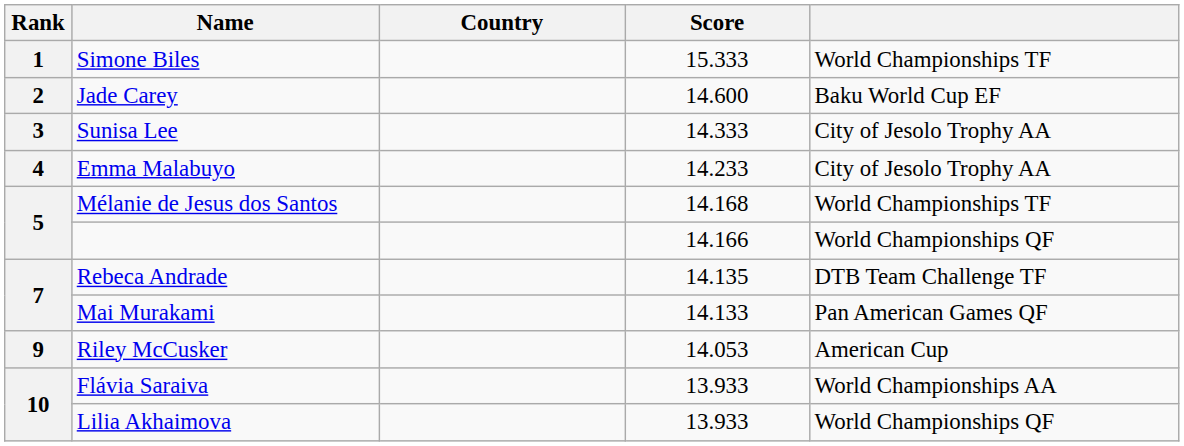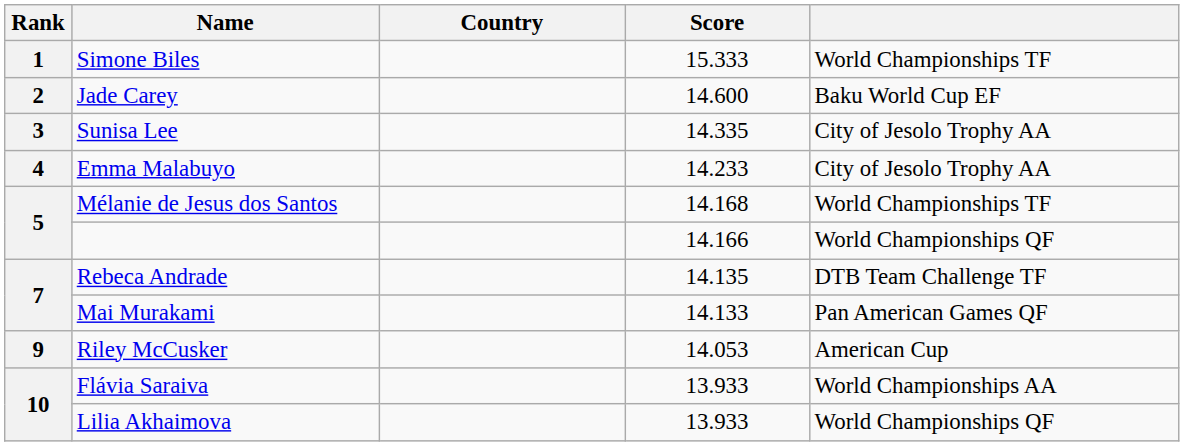(717, 131) 14.333 -> (717, 131) 14.335
